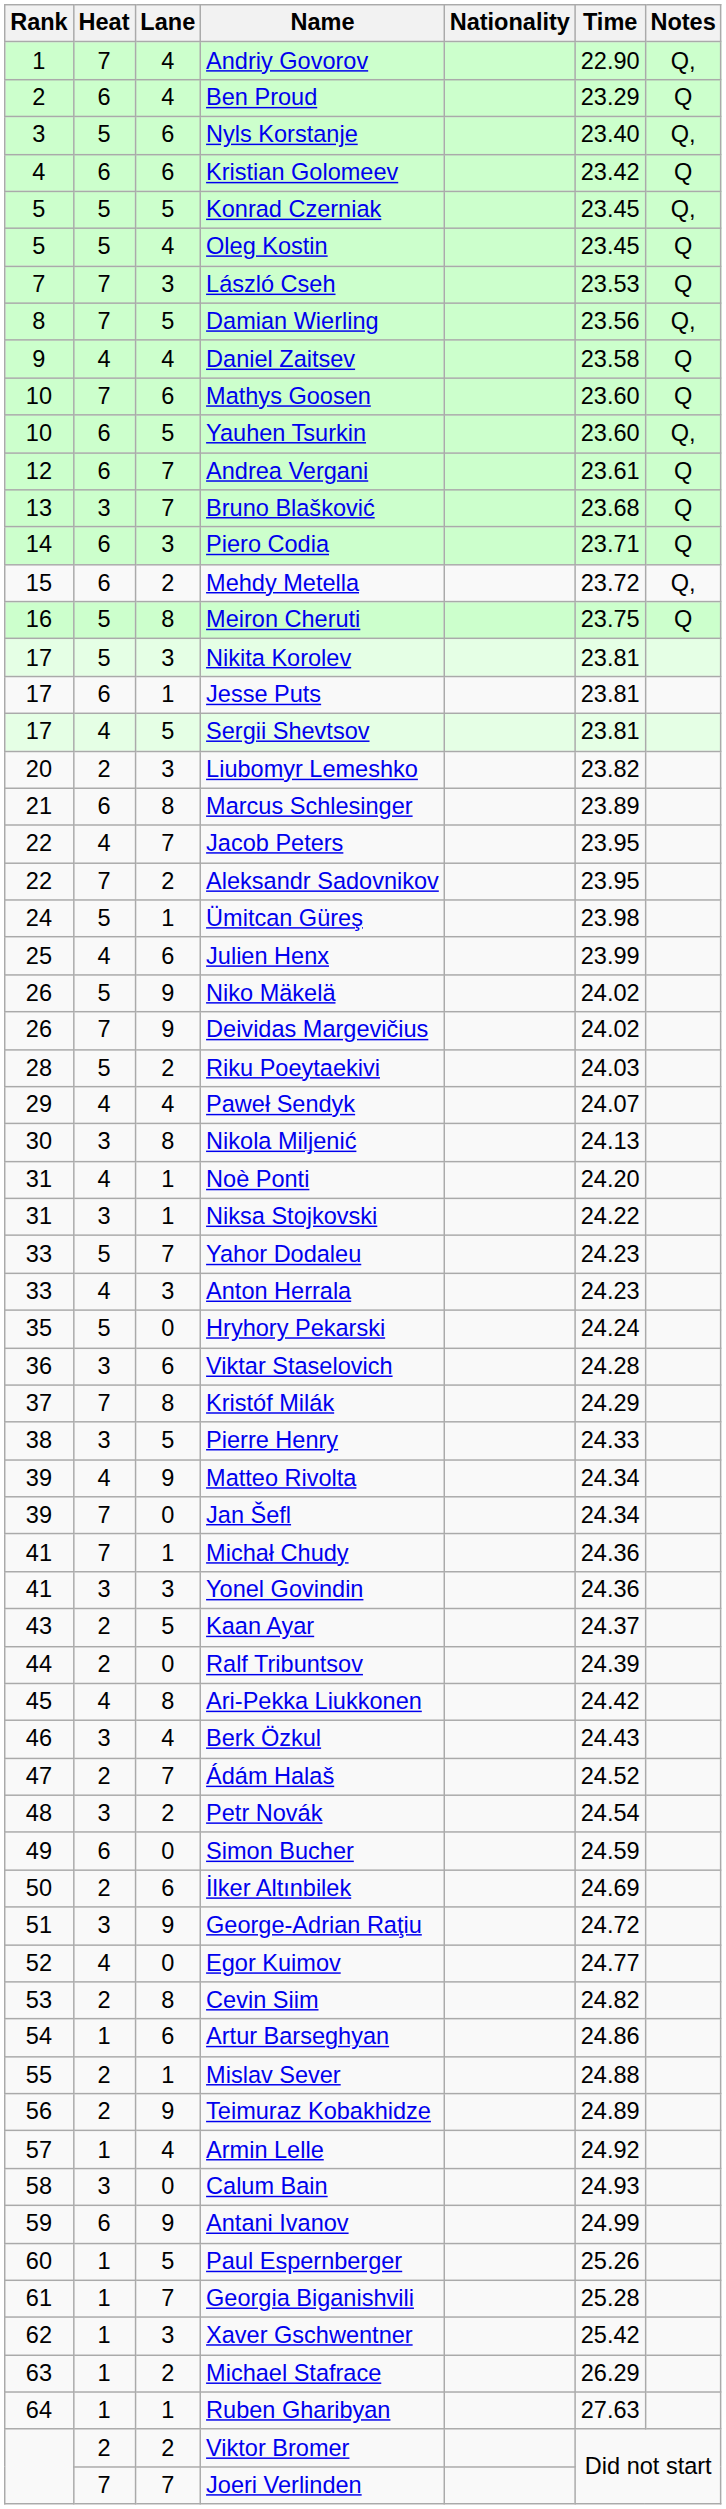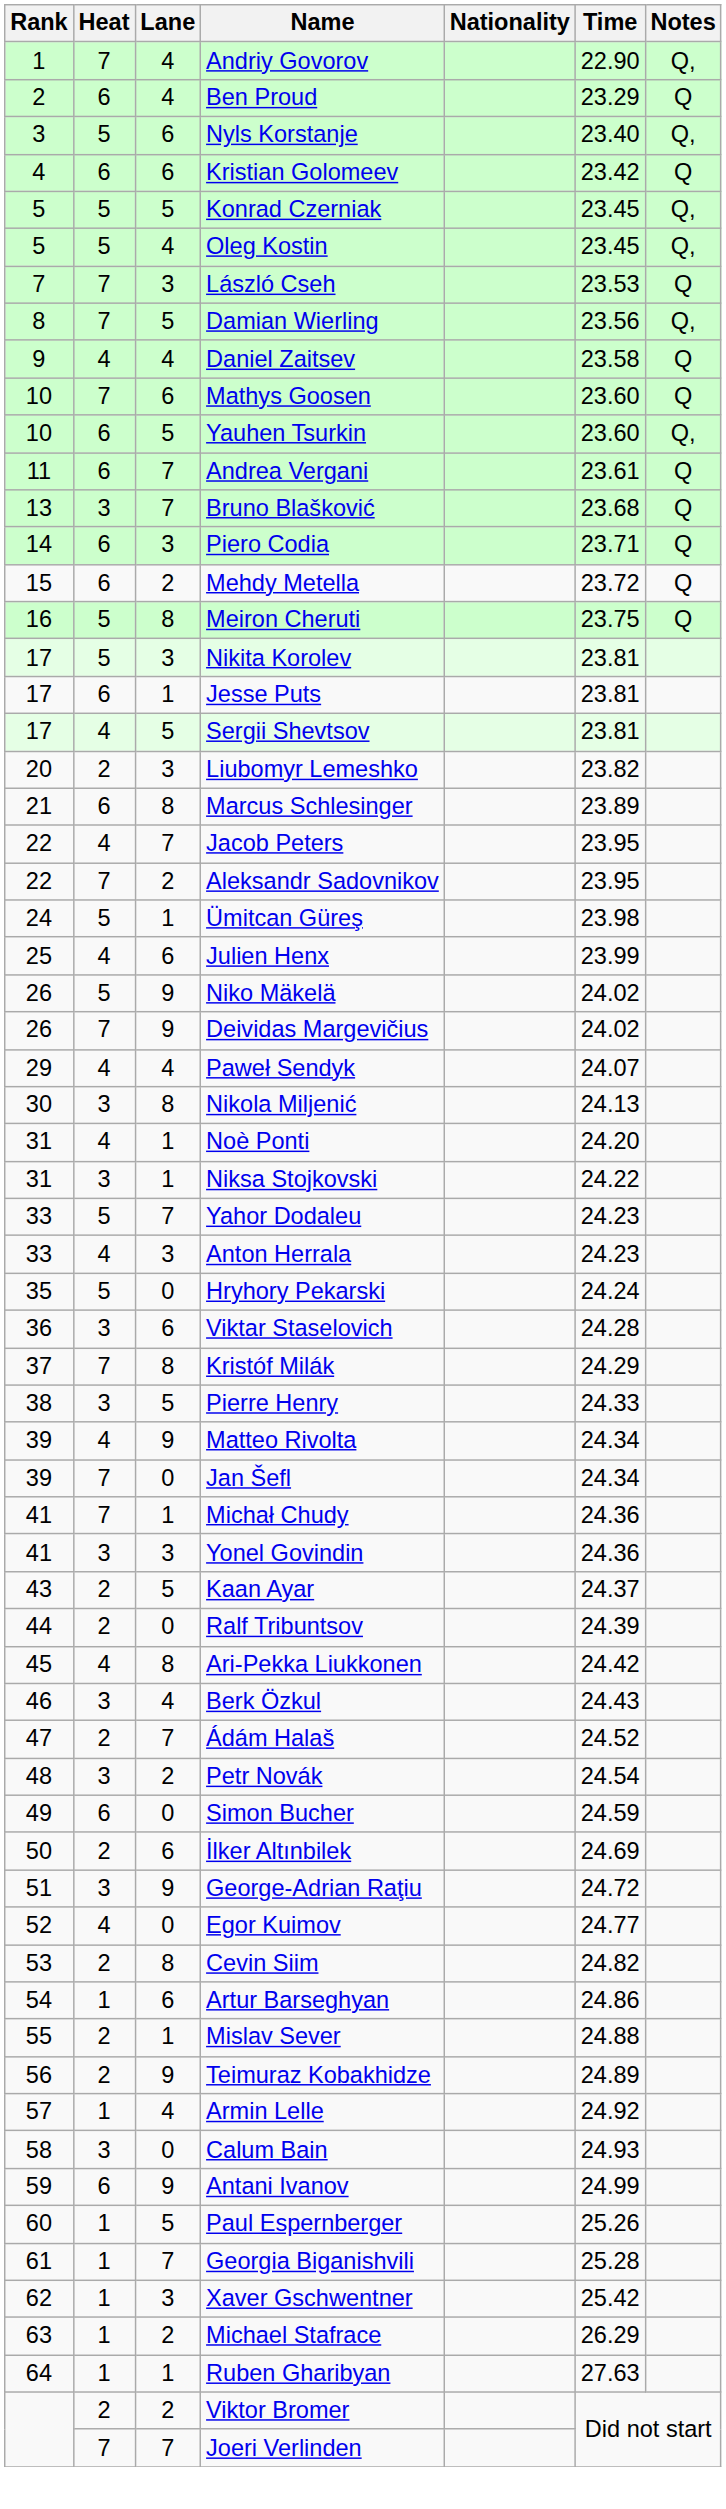(683, 246) Q -> (683, 246) Q,
(39, 470) 12 -> (39, 470) 11
(683, 582) Q, -> (683, 582) Q
- row: (293, 1067)
